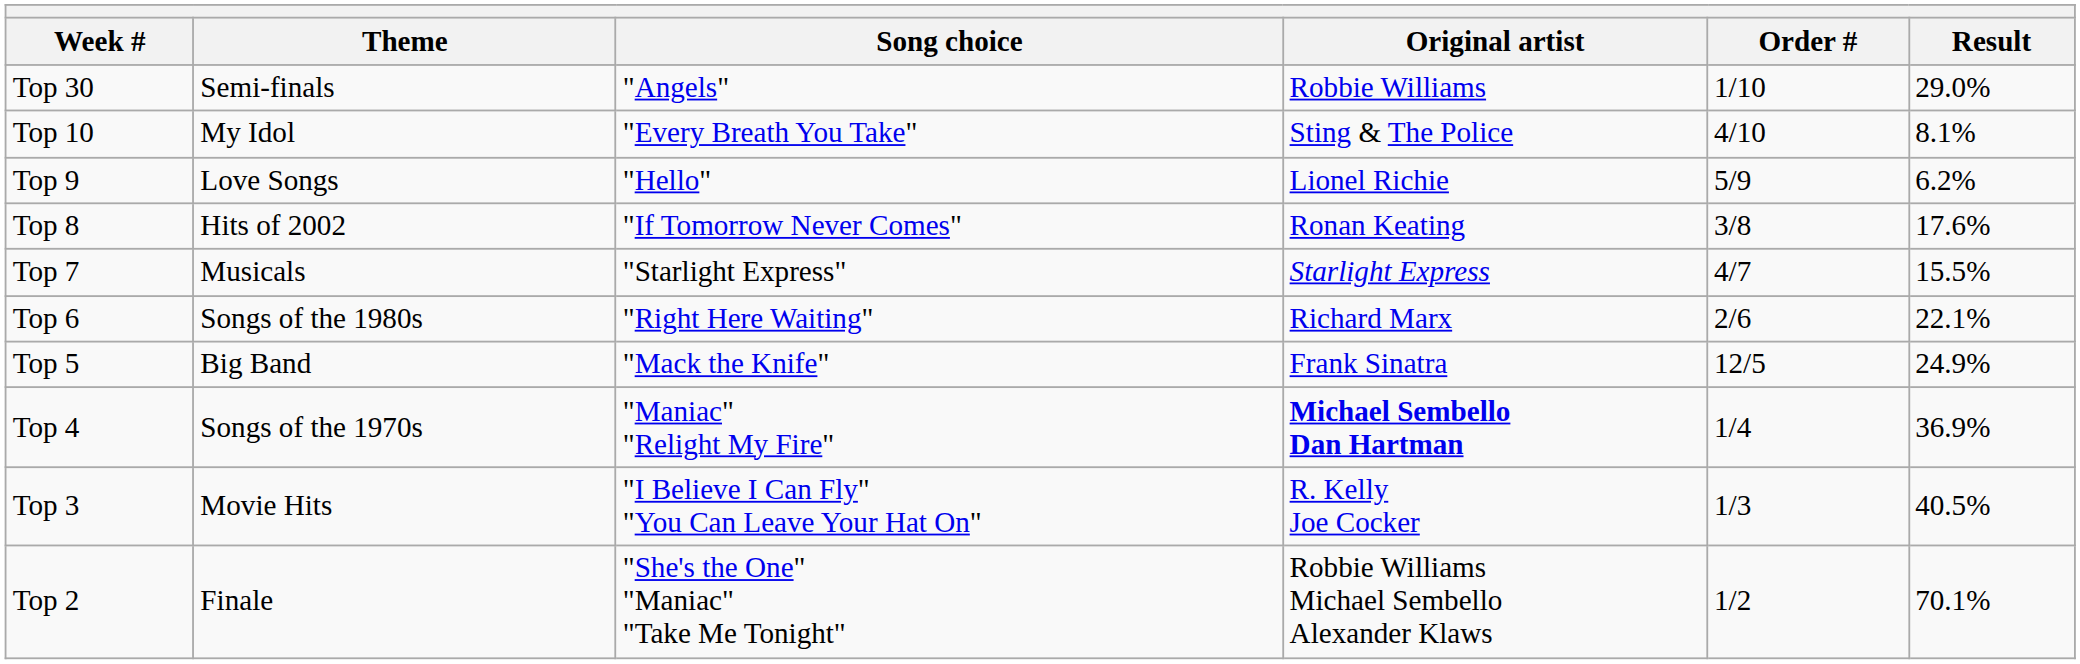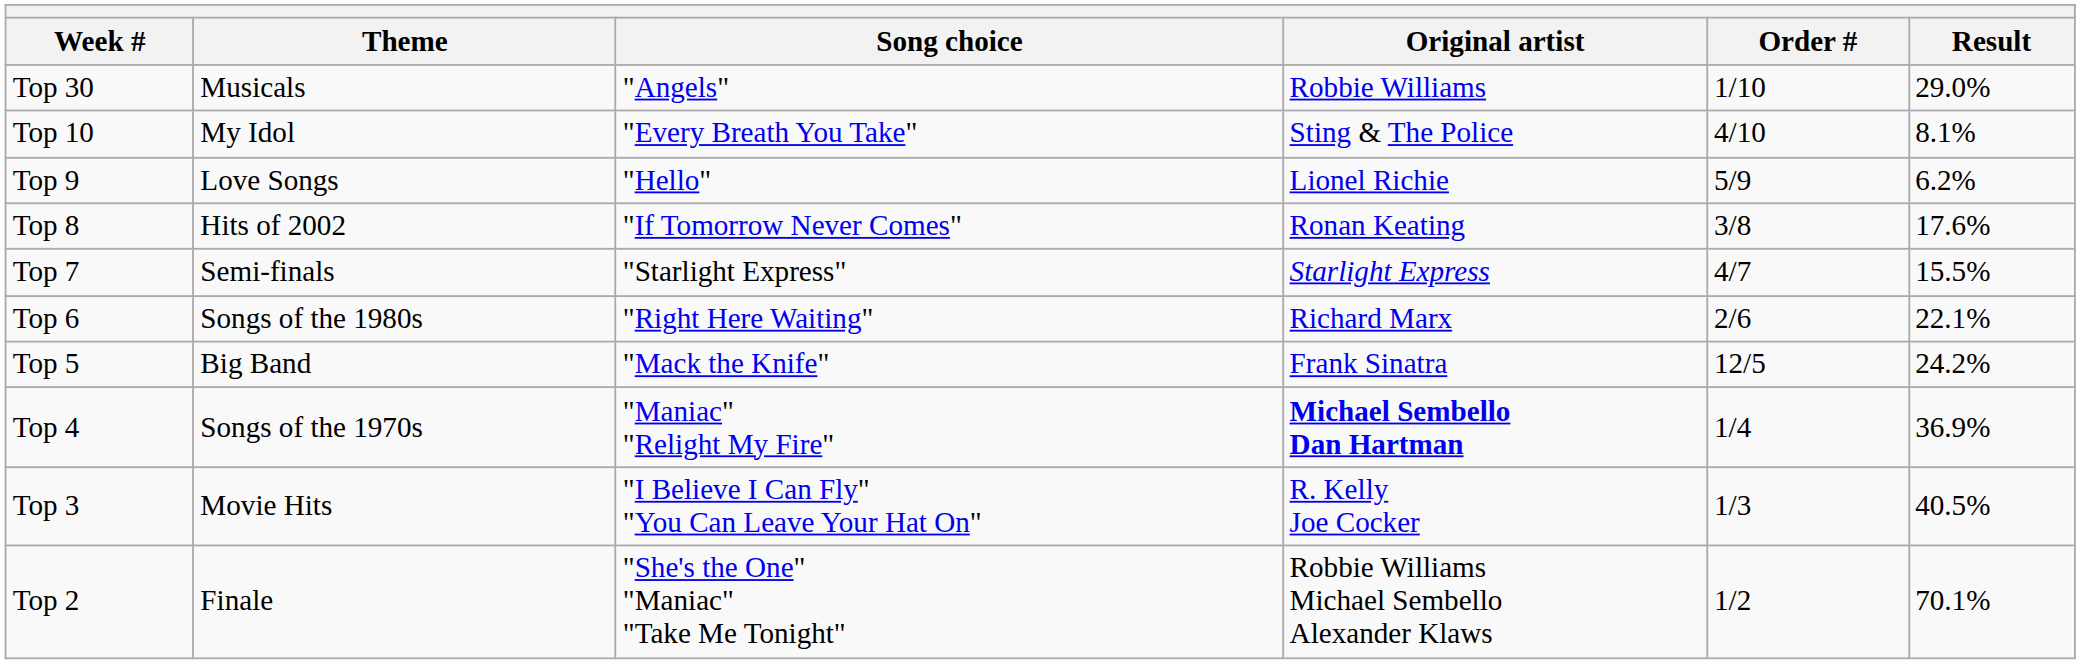(267, 87) Semi-finals -> (253, 87) Musicals
(253, 271) Musicals -> (267, 271) Semi-finals
(1953, 364) 24.9% -> (1953, 364) 24.2%
